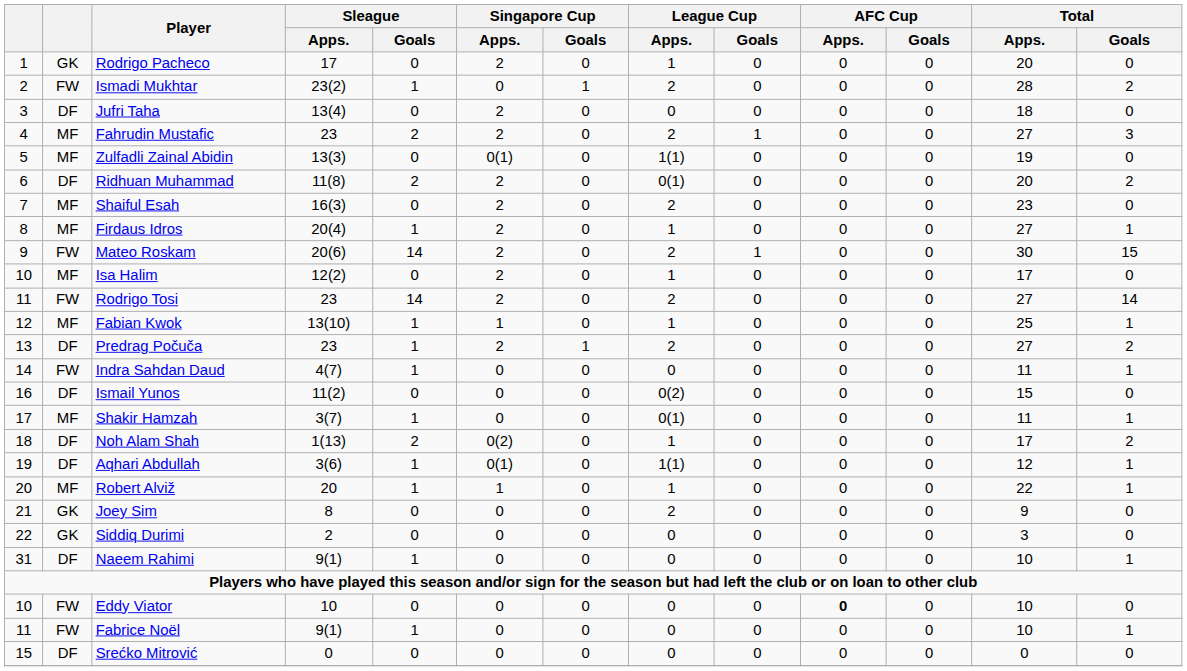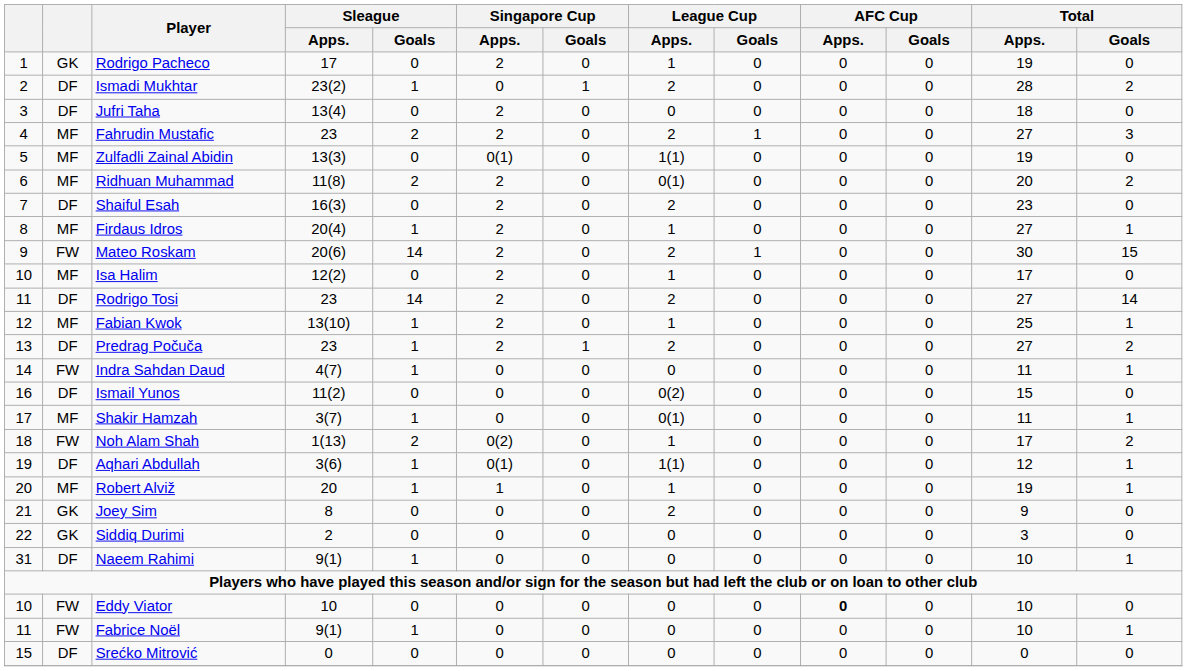(1024, 63) 20 -> (1024, 63) 19
(68, 87) FW -> (68, 87) DF
(68, 181) DF -> (68, 181) MF
(68, 205) MF -> (68, 205) DF
(68, 299) FW -> (68, 299) DF
(500, 323) 1 -> (500, 323) 2
(68, 441) DF -> (68, 441) FW
(1024, 488) 22 -> (1024, 488) 19
